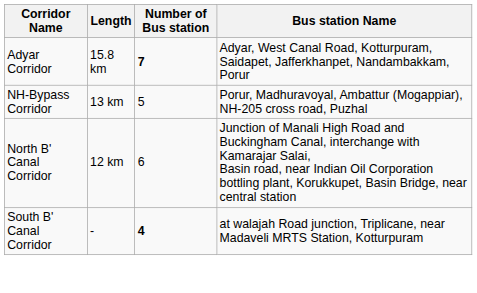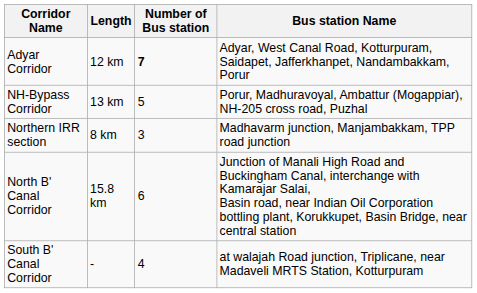(102, 61) 15.8 km -> (107, 61) 12 km
+ row: (44, 135)
(107, 162) 12 km -> (102, 196) 15.8 km
(141, 231) bold -> (141, 264) normal
